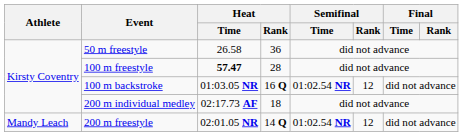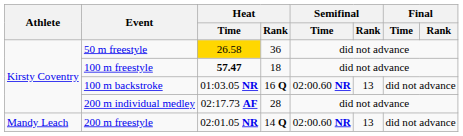(229, 49) no background -> (229, 49) gold background
(275, 67) 28 -> (275, 67) 18
(322, 86) 01:02.54 NR -> (322, 86) 02:00.60 NR
(368, 86) 12 -> (368, 86) 13
(275, 104) 18 -> (275, 104) 28
(322, 122) 01:02.54 NR -> (322, 122) 02:00.60 NR
(368, 122) 12 -> (368, 122) 13
